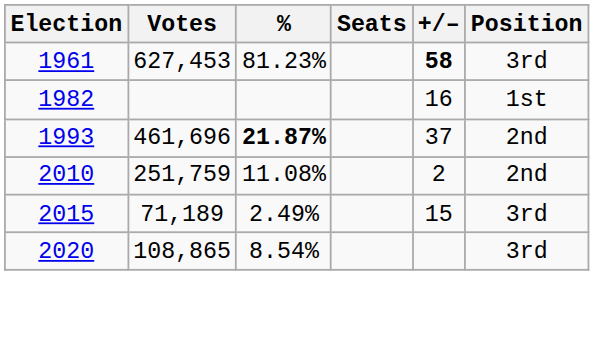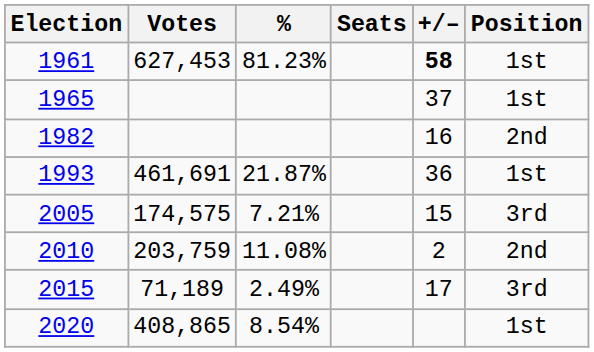(527, 62) 3rd -> (527, 62) 1st
+ row: (66, 100)
(527, 100) 1st -> (527, 138) 2nd
(182, 138) 461,696 -> (182, 176) 461,691
(284, 138) bold -> (284, 176) normal
(439, 138) 37 -> (439, 176) 36
(527, 138) 2nd -> (527, 176) 1st
+ row: (66, 213)
(182, 176) 251,759 -> (182, 251) 203,759
(439, 213) 15 -> (439, 289) 17
(182, 251) 108,865 -> (182, 327) 408,865
(527, 251) 3rd -> (527, 327) 1st
